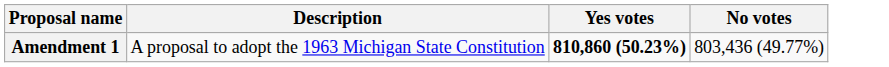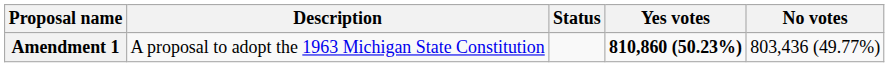+ column: (577, 18)
